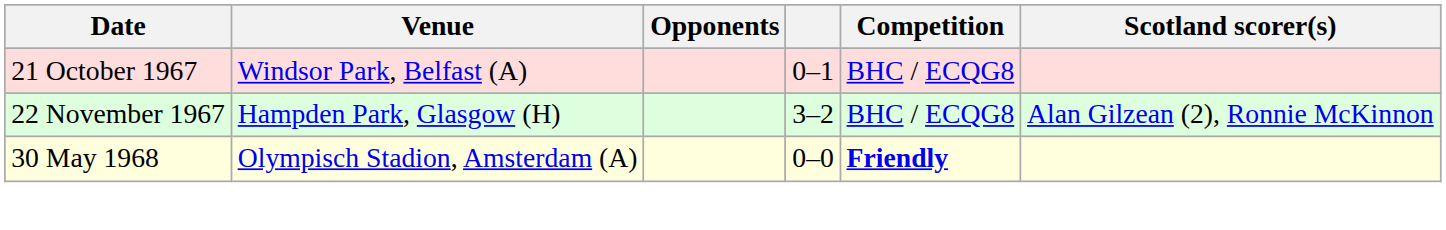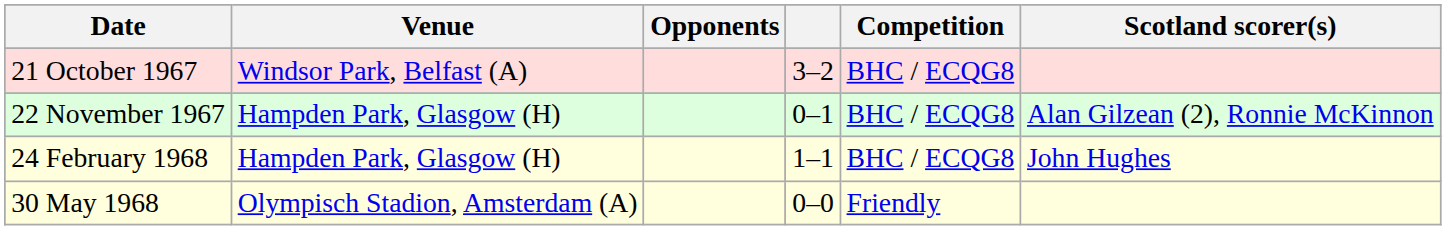(813, 70) 0–1 -> (813, 70) 3–2
(813, 114) 3–2 -> (813, 114) 0–1
+ row: (110, 158)
(897, 158) bold -> (893, 202) normal
